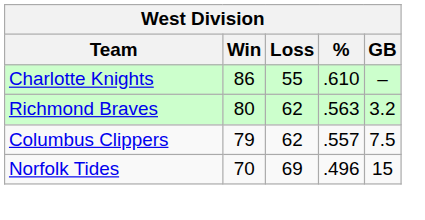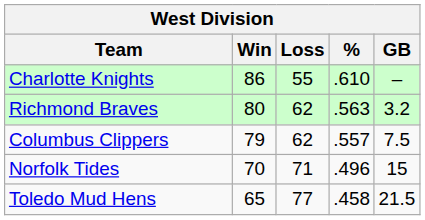(292, 169) 69 -> (302, 169) 71
+ row: (82, 199)
